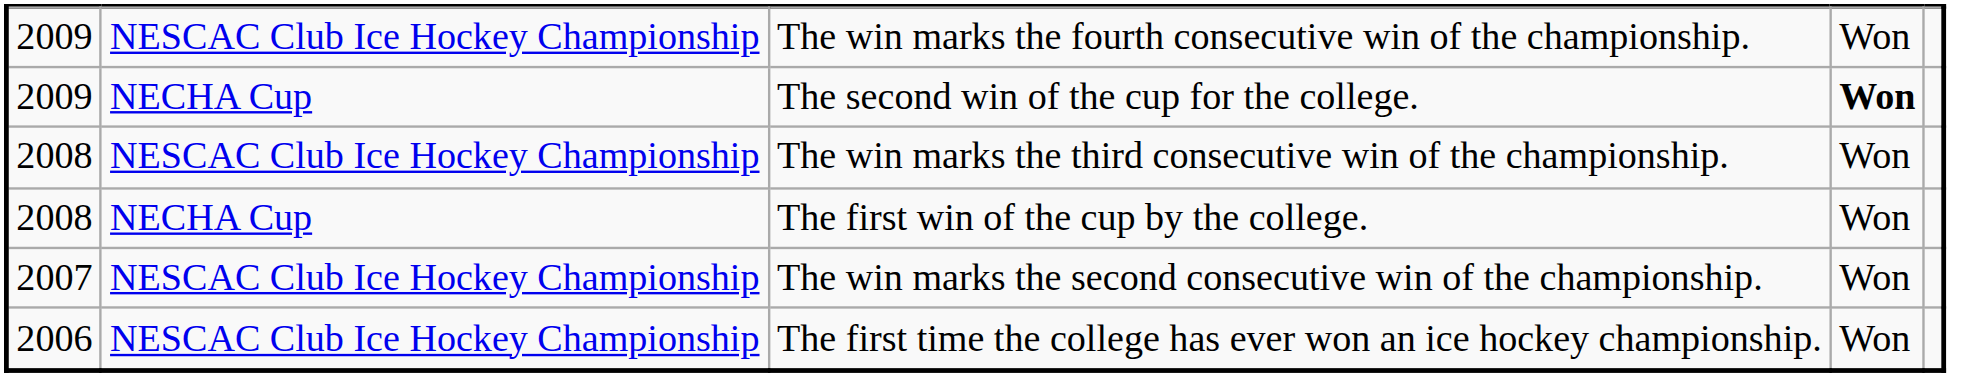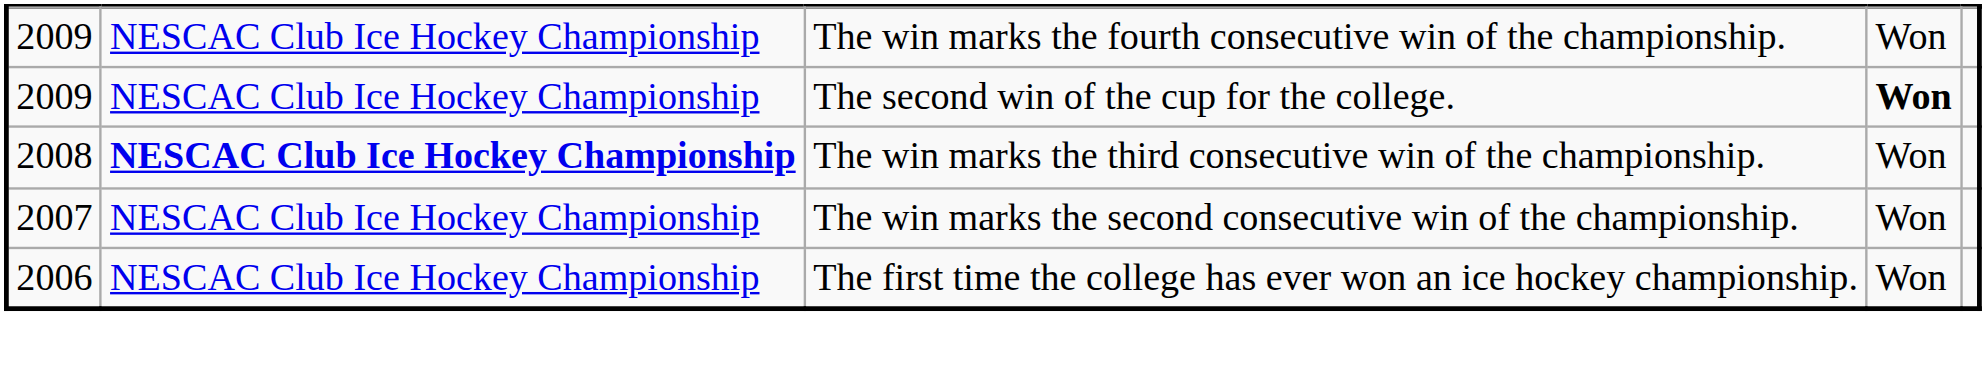(211, 96) NECHA Cup -> (435, 96) NESCAC Club Ice Hockey Championship
(435, 156) normal -> (453, 156) bold
- row: (1073, 217)
